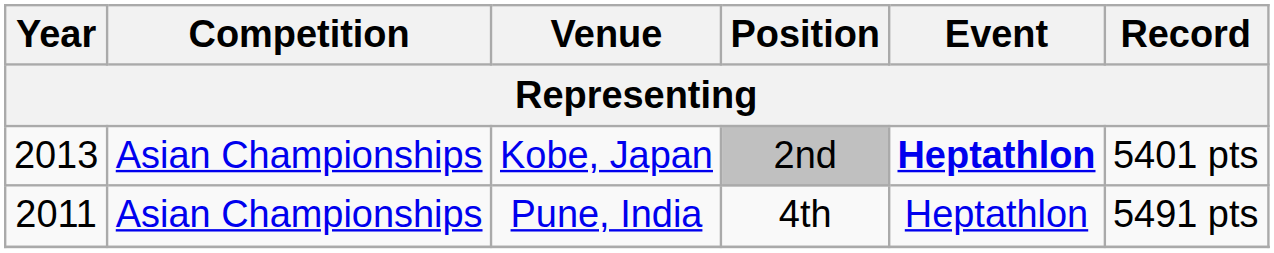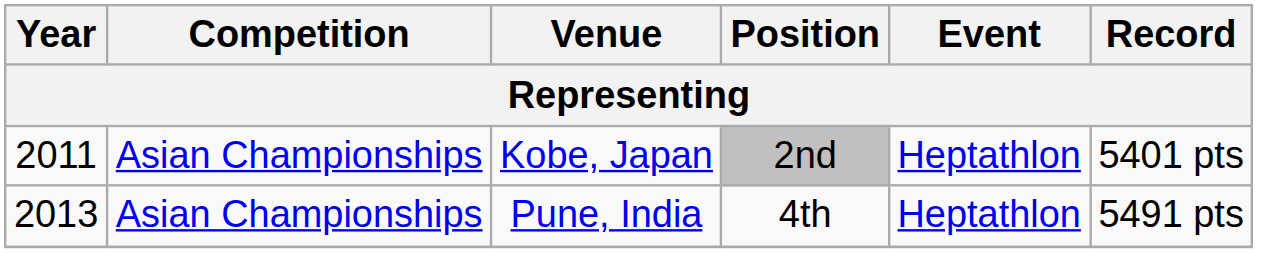(56, 154) 2013 -> (56, 154) 2011
(996, 154) bold -> (989, 154) normal
(56, 214) 2011 -> (56, 214) 2013
